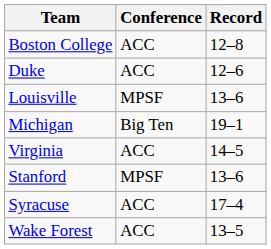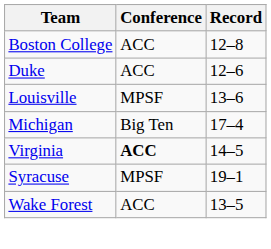(227, 124) 19–1 -> (227, 124) 17–4
(137, 151) normal -> (138, 151) bold
- row: (37, 177)
(137, 204) ACC -> (142, 177) MPSF
(227, 204) 17–4 -> (227, 177) 19–1
